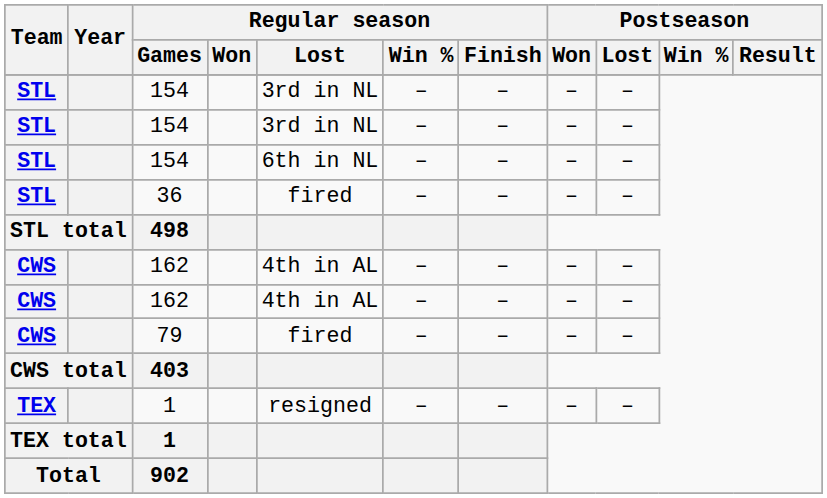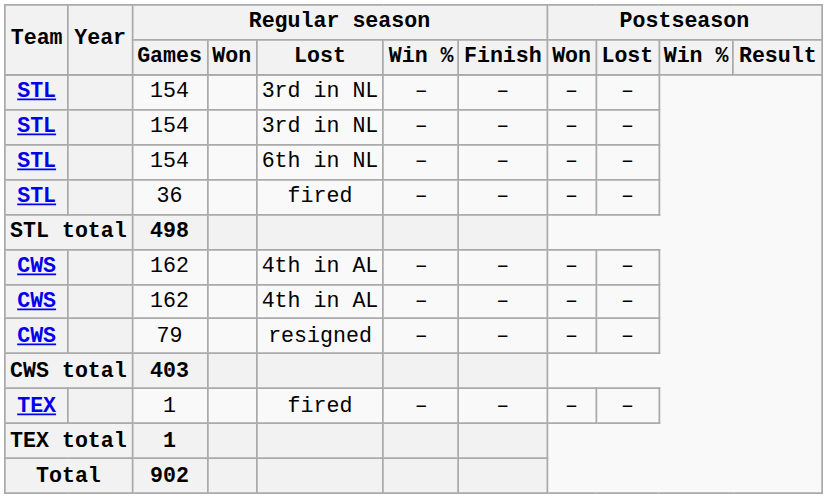(320, 337) fired -> (320, 337) resigned
(320, 406) resigned -> (320, 406) fired
